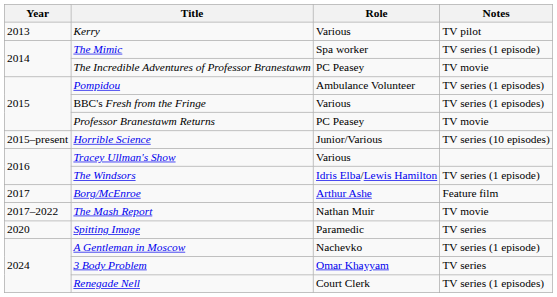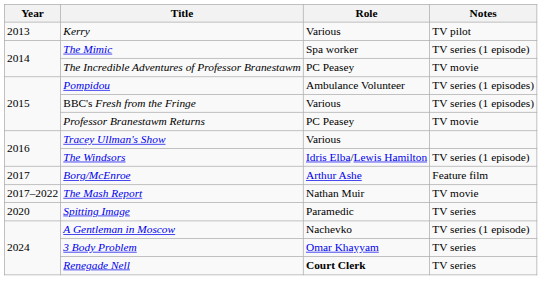- row: (112, 139)
(343, 283) normal -> (336, 265) bold
(493, 283) TV series (1 episodes) -> (454, 265) TV series
